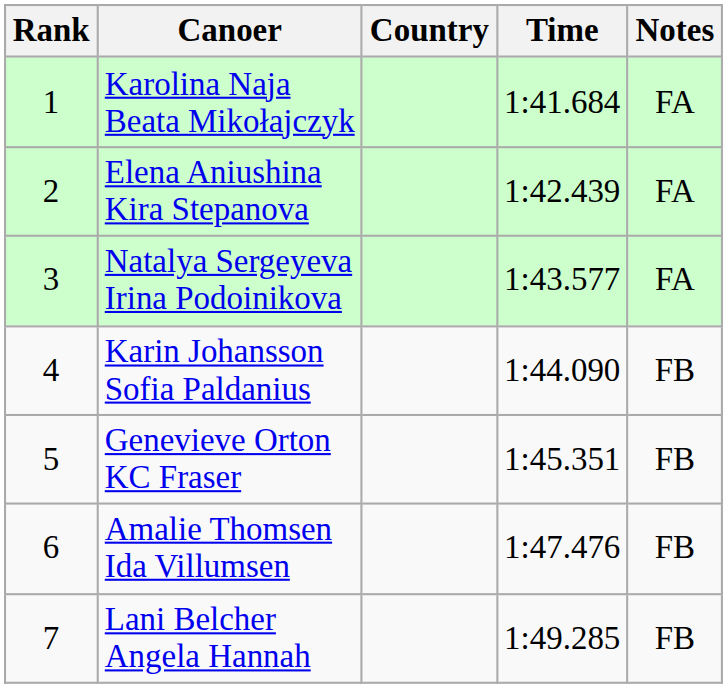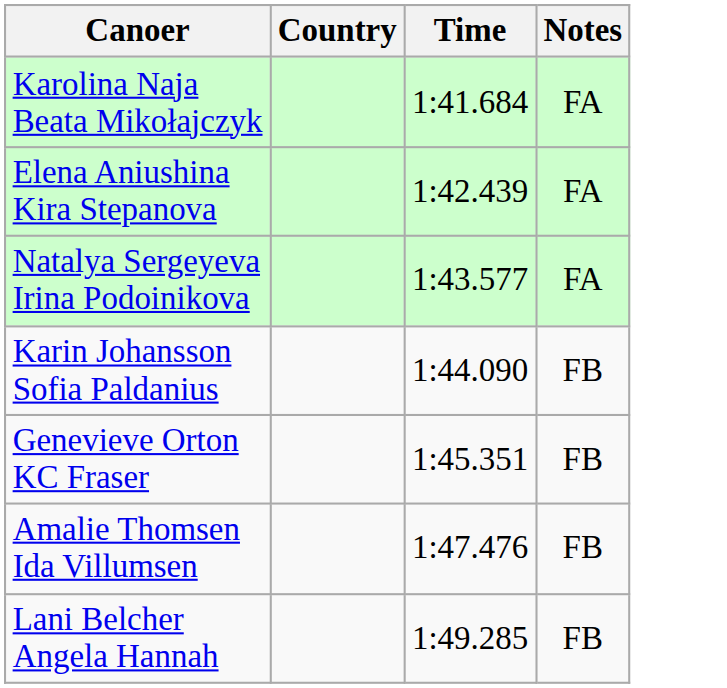- column: (51, 30)
